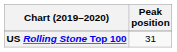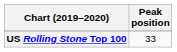(150, 39) 31 -> (150, 39) 33
